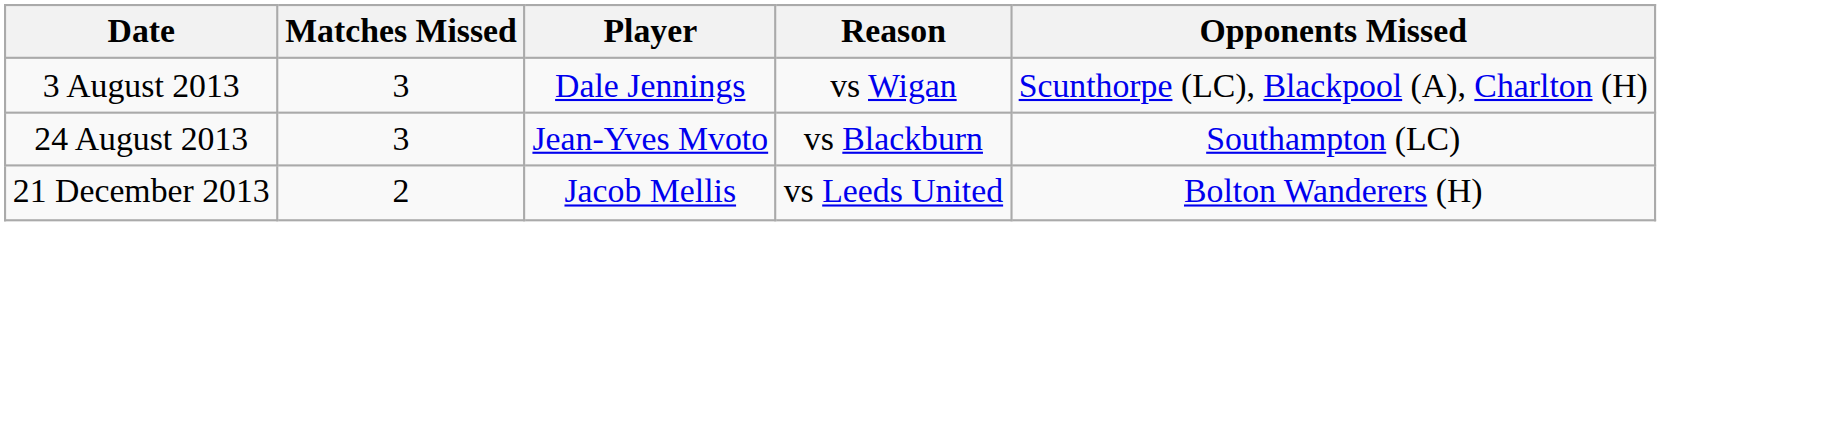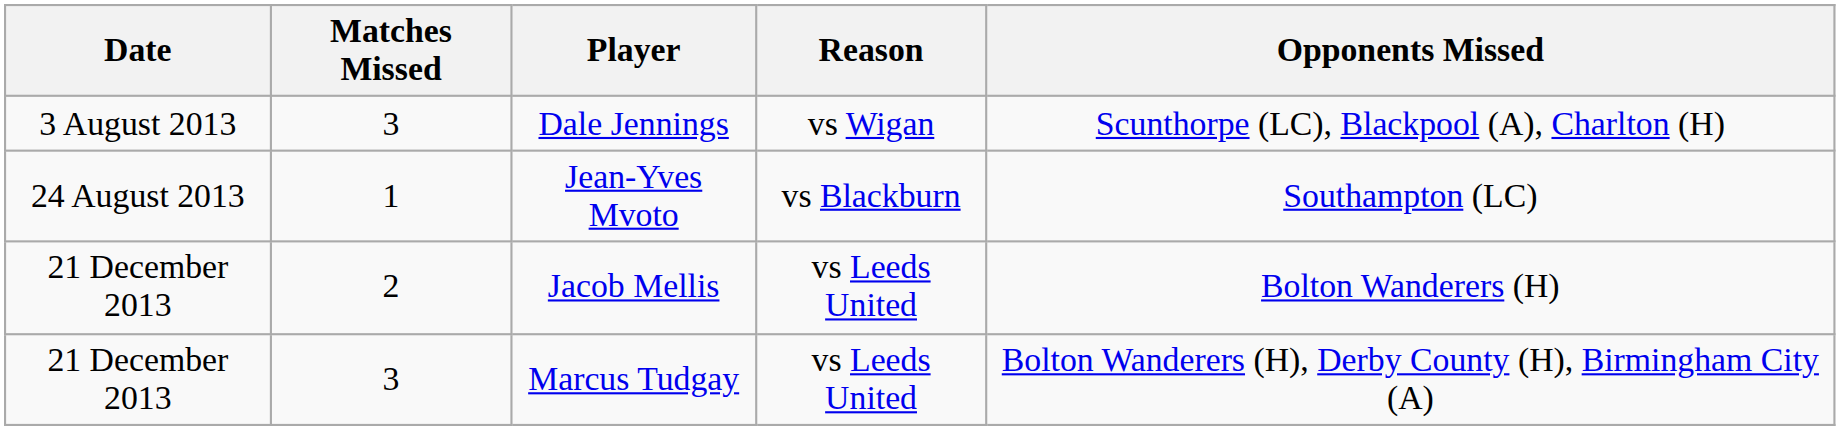(401, 138) 3 -> (391, 195) 1
+ row: (634, 378)
